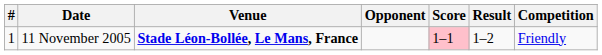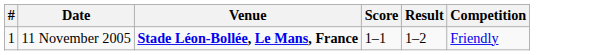- column: (395, 15)
(443, 38) pink background -> (375, 38) no background
